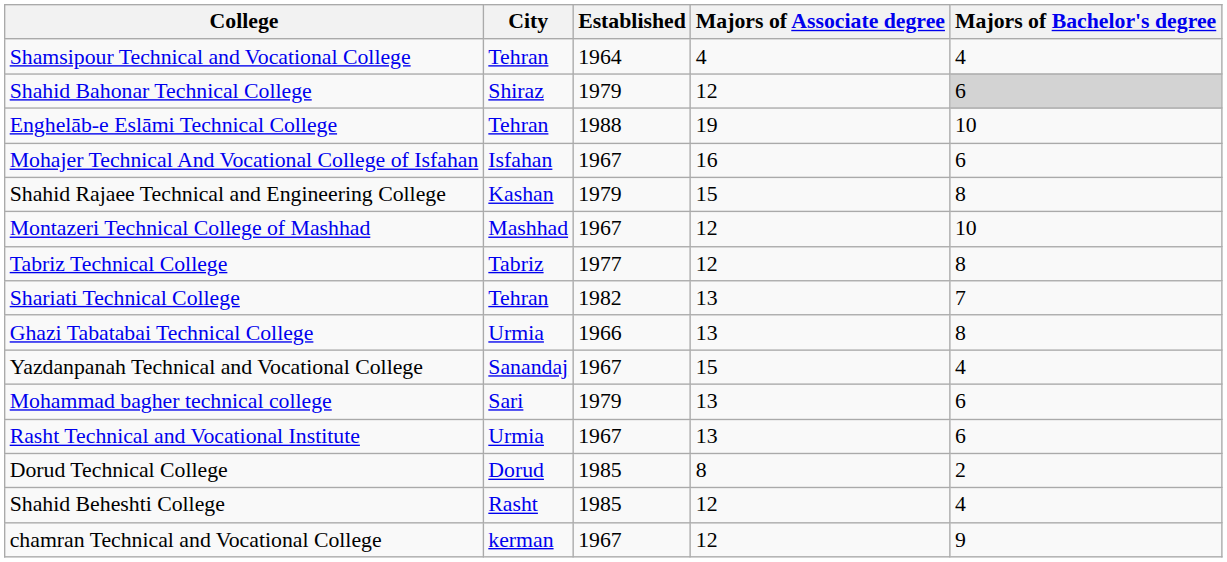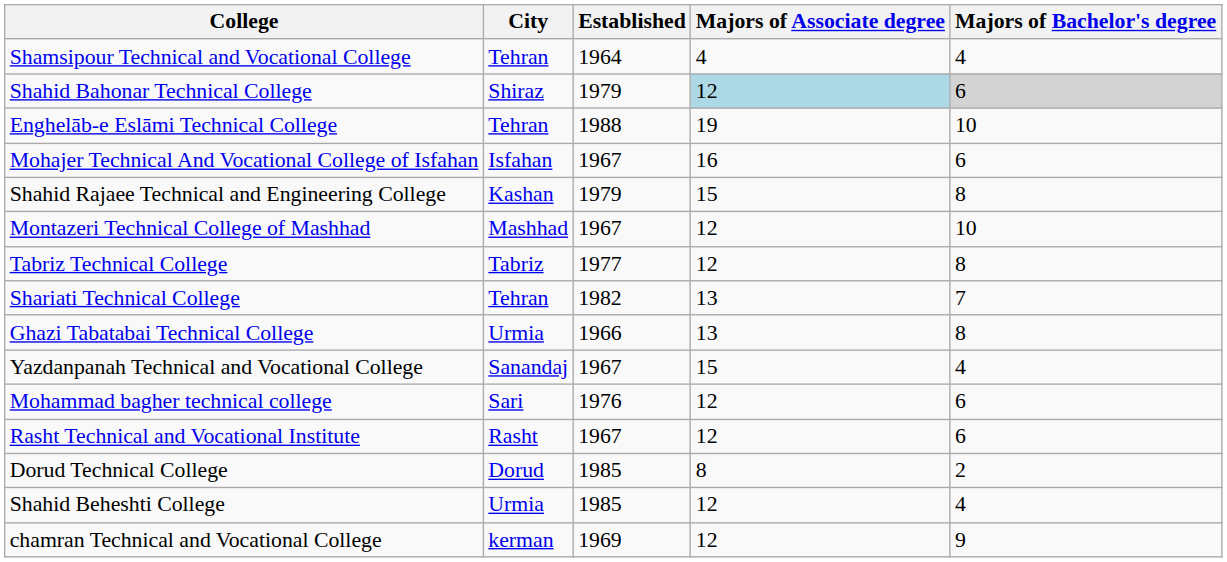(707, 90) no background -> (707, 90) lightblue background
(600, 401) 1979 -> (600, 401) 1976
(707, 401) 13 -> (707, 401) 12
(516, 435) Urmia -> (513, 435) Rasht
(707, 435) 13 -> (707, 435) 12
(513, 504) Rasht -> (516, 504) Urmia
(600, 539) 1967 -> (600, 539) 1969
